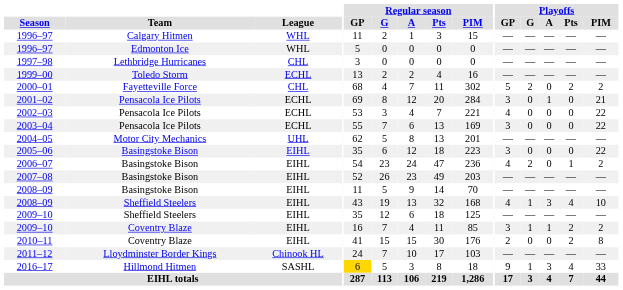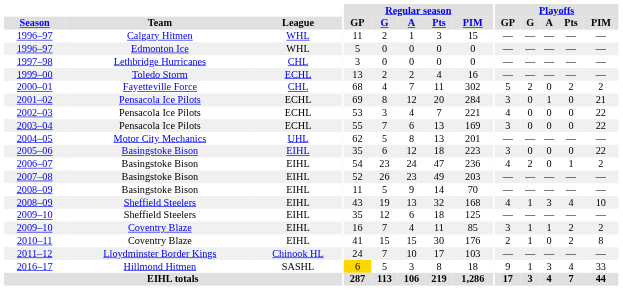(530, 240) 0 -> (530, 240) 1
